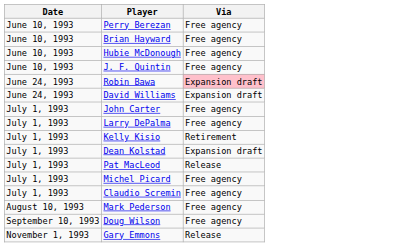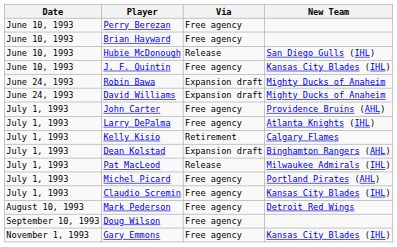+ column: (329, 11)
(213, 53) Free agency -> (203, 53) Release
(224, 81) pink background -> (224, 81) no background
(203, 235) Release -> (213, 235) Free agency
